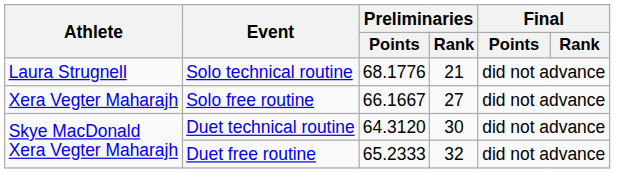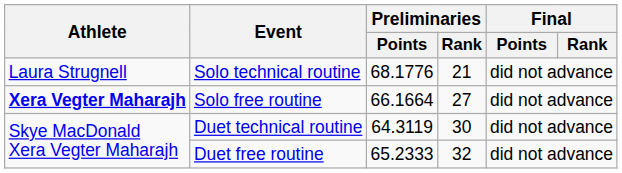(93, 100) normal -> (97, 100) bold
(394, 100) 66.1667 -> (402, 100) 66.1664
(394, 127) 64.3120 -> (402, 127) 64.3119
